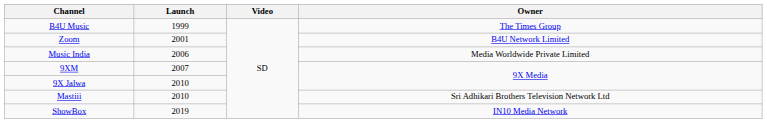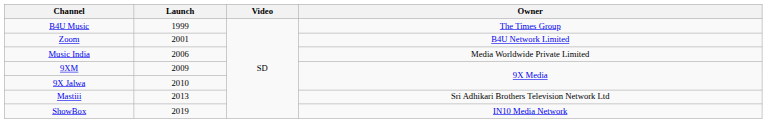(180, 69) 2007 -> (180, 69) 2009
(180, 97) 2010 -> (180, 97) 2013
